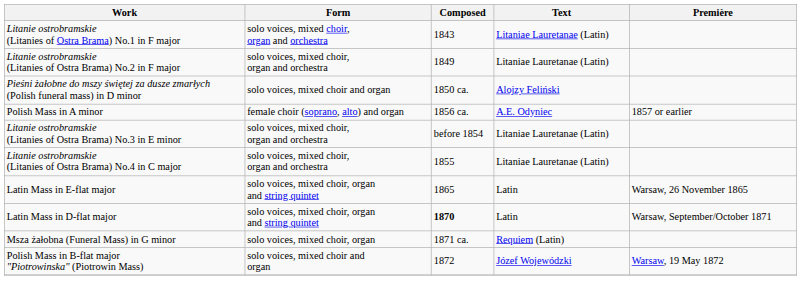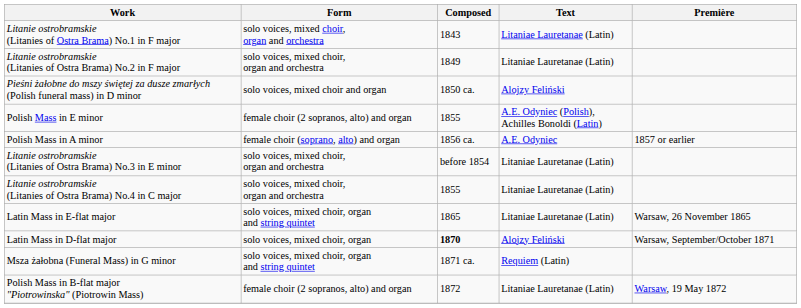+ row: (55, 117)
(507, 189) Latin -> (557, 217) Litaniae Lauretanae (Latin)
(311, 217) solo voices, mixed choir, organ and string quintet -> (307, 239) solo voices, mixed choir, organ
(507, 217) Latin -> (533, 239) Alojzy Feliński
(311, 239) solo voices, mixed choir, organ -> (307, 261) solo voices, mixed choir, organ and string quintet
(306, 261) solo voices, mixed choir and organ -> (327, 289) female choir (2 sopranos, alto) and organ
(534, 261) Józef Wojewódzki -> (557, 289) Litaniae Lauretanae (Latin)
